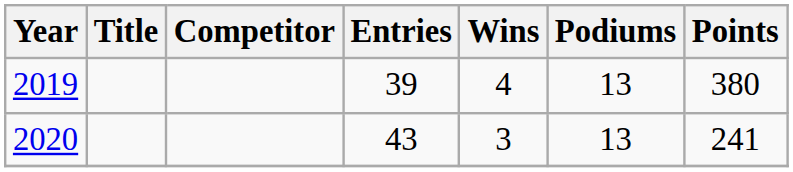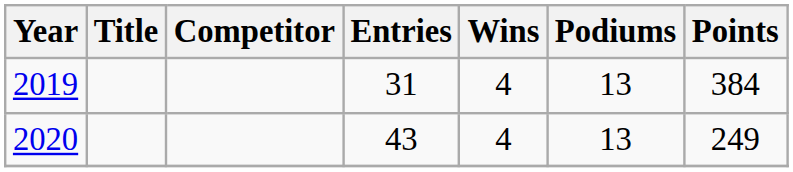(401, 84) 39 -> (401, 84) 31
(735, 84) 380 -> (735, 84) 384
(503, 138) 3 -> (503, 138) 4
(735, 138) 241 -> (735, 138) 249
